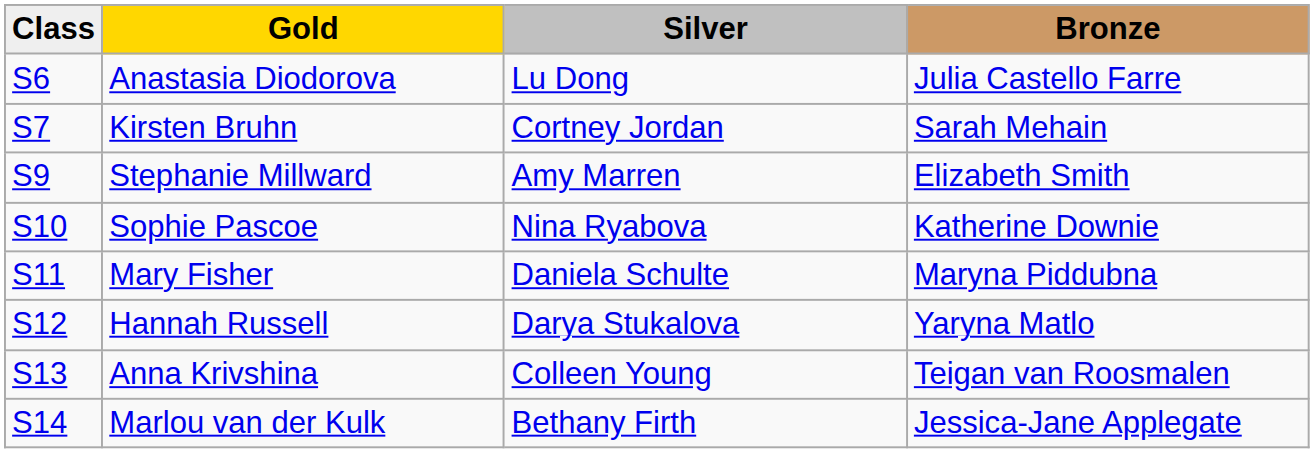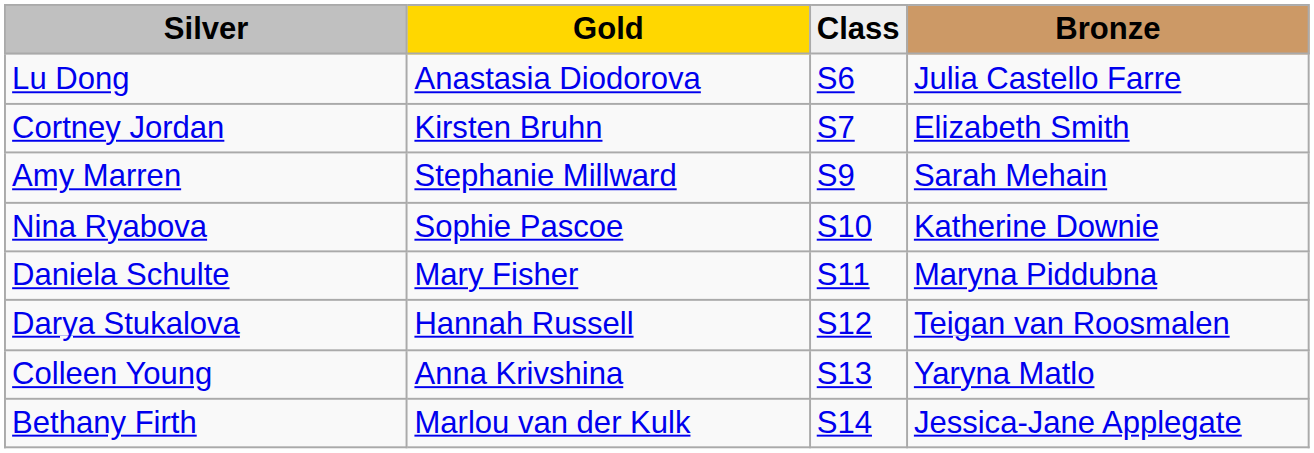columns swapped: (54, 29) <-> (706, 29)
(1011, 127) Sarah Mehain -> (1022, 127) Elizabeth Smith
(1022, 176) Elizabeth Smith -> (1011, 176) Sarah Mehain
(1004, 324) Yaryna Matlo -> (1072, 324) Teigan van Roosmalen
(1072, 373) Teigan van Roosmalen -> (1004, 373) Yaryna Matlo
